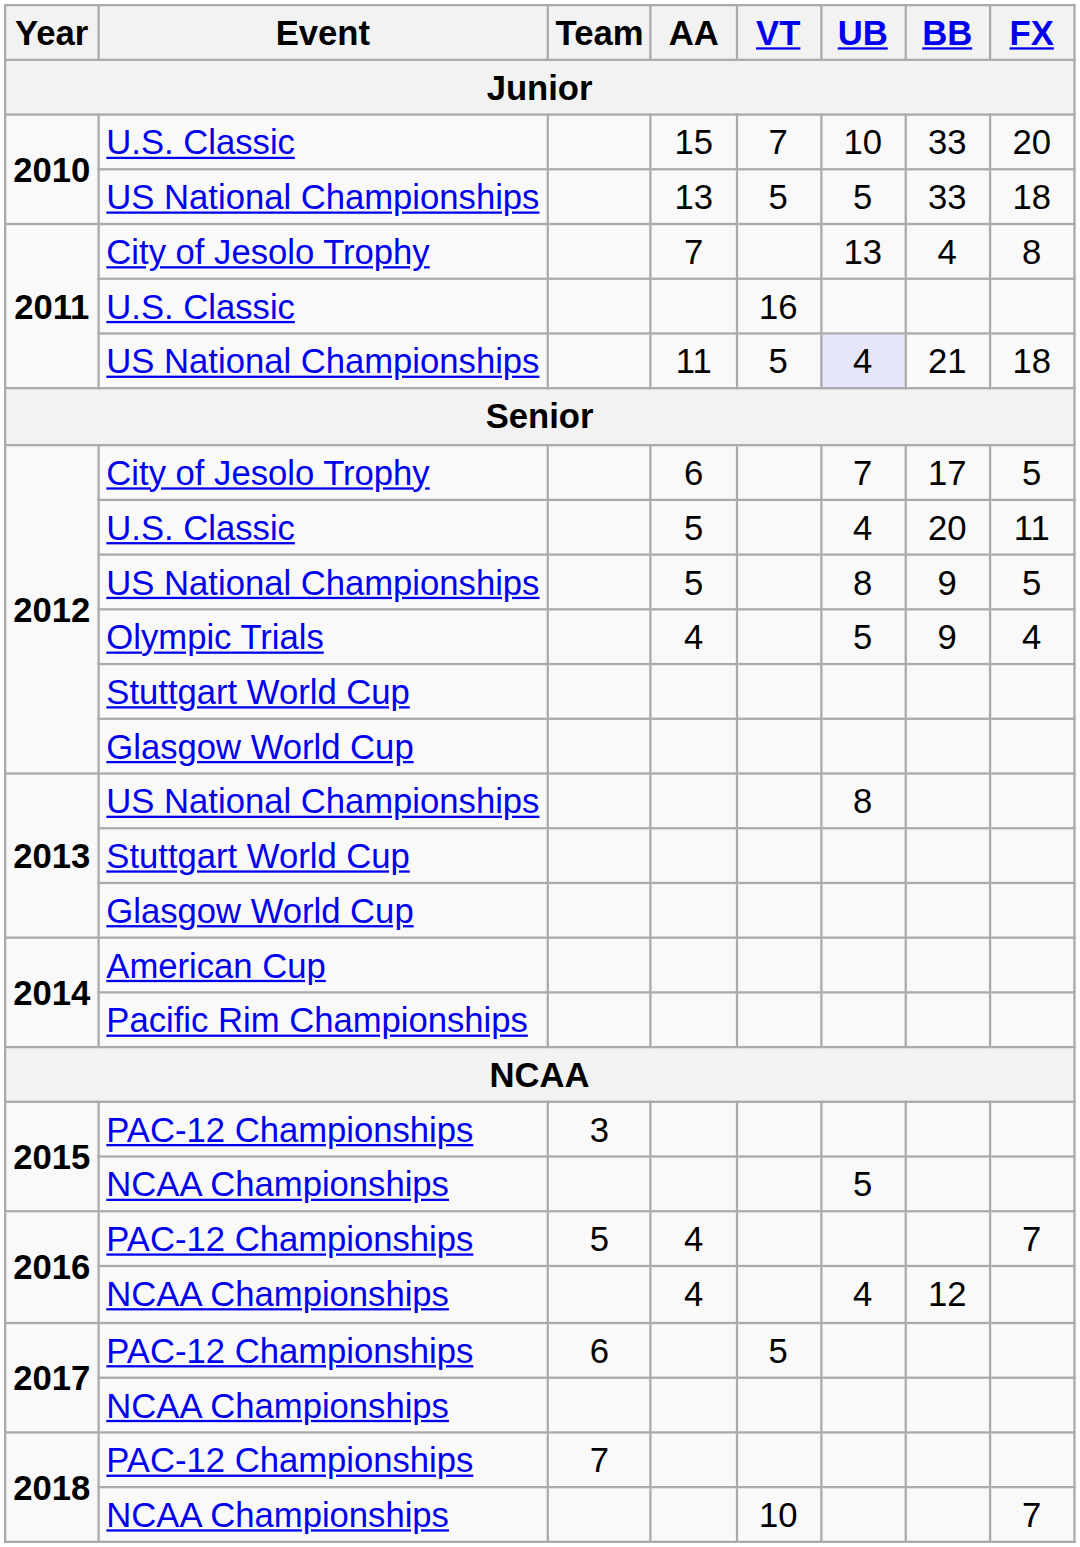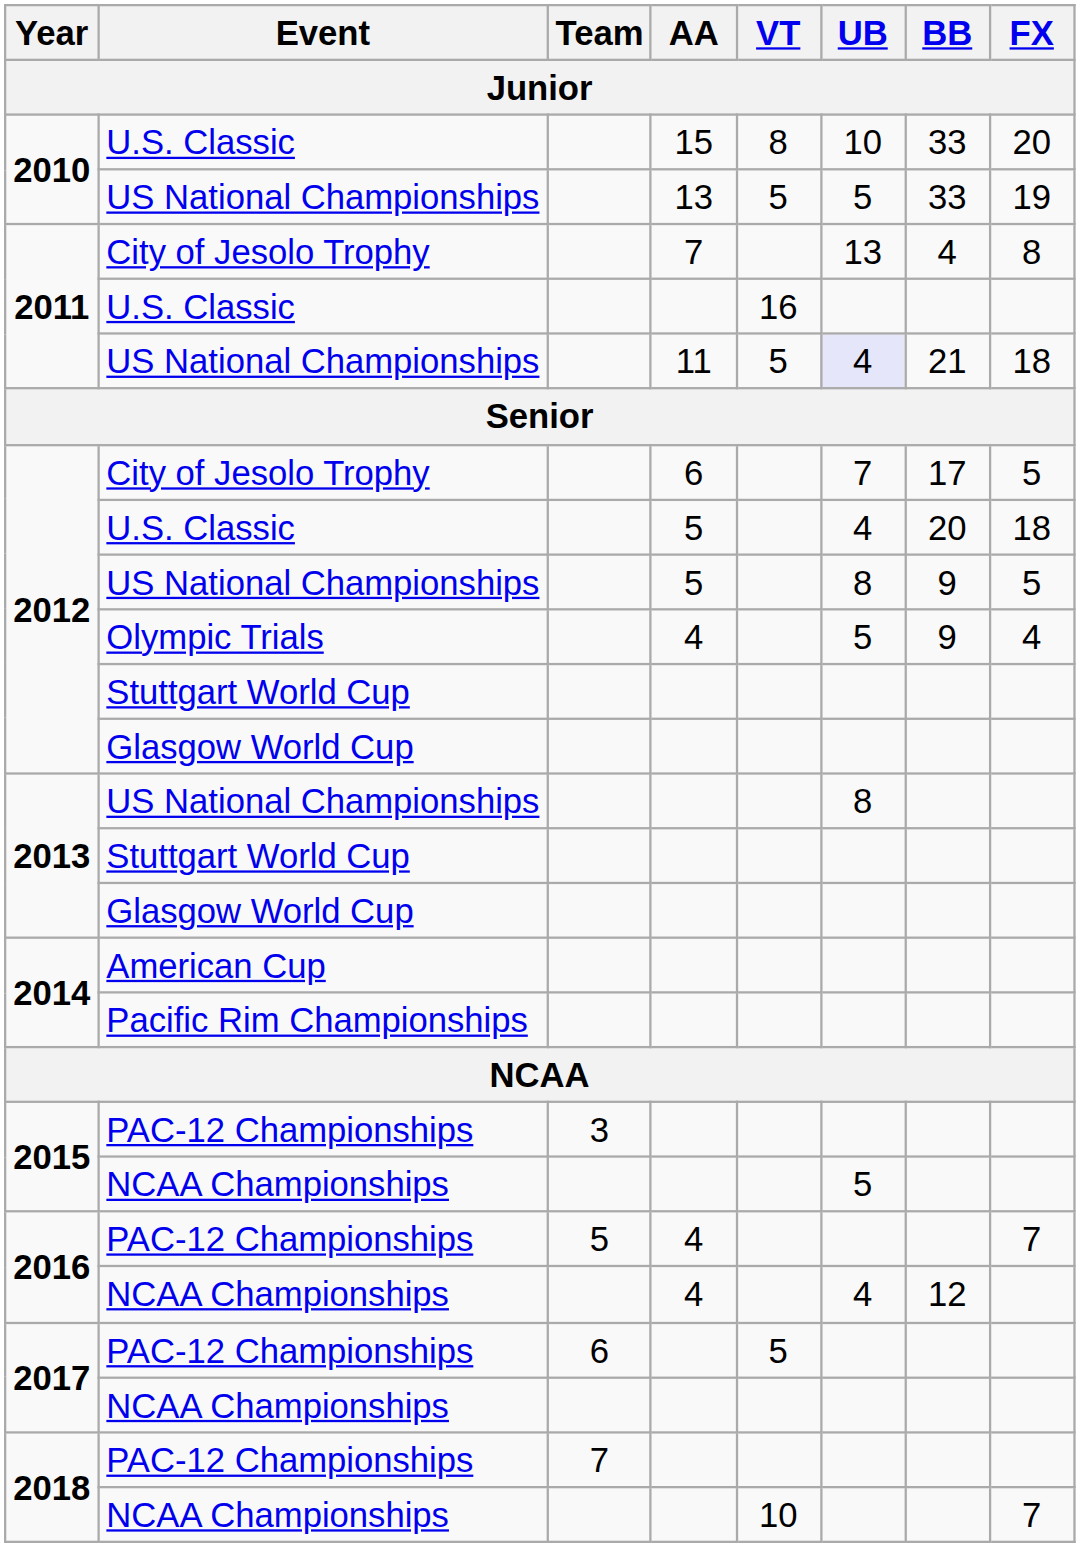(778, 142) 7 -> (778, 142) 8
(1032, 197) 18 -> (1032, 197) 19
(1032, 527) 11 -> (1032, 527) 18
